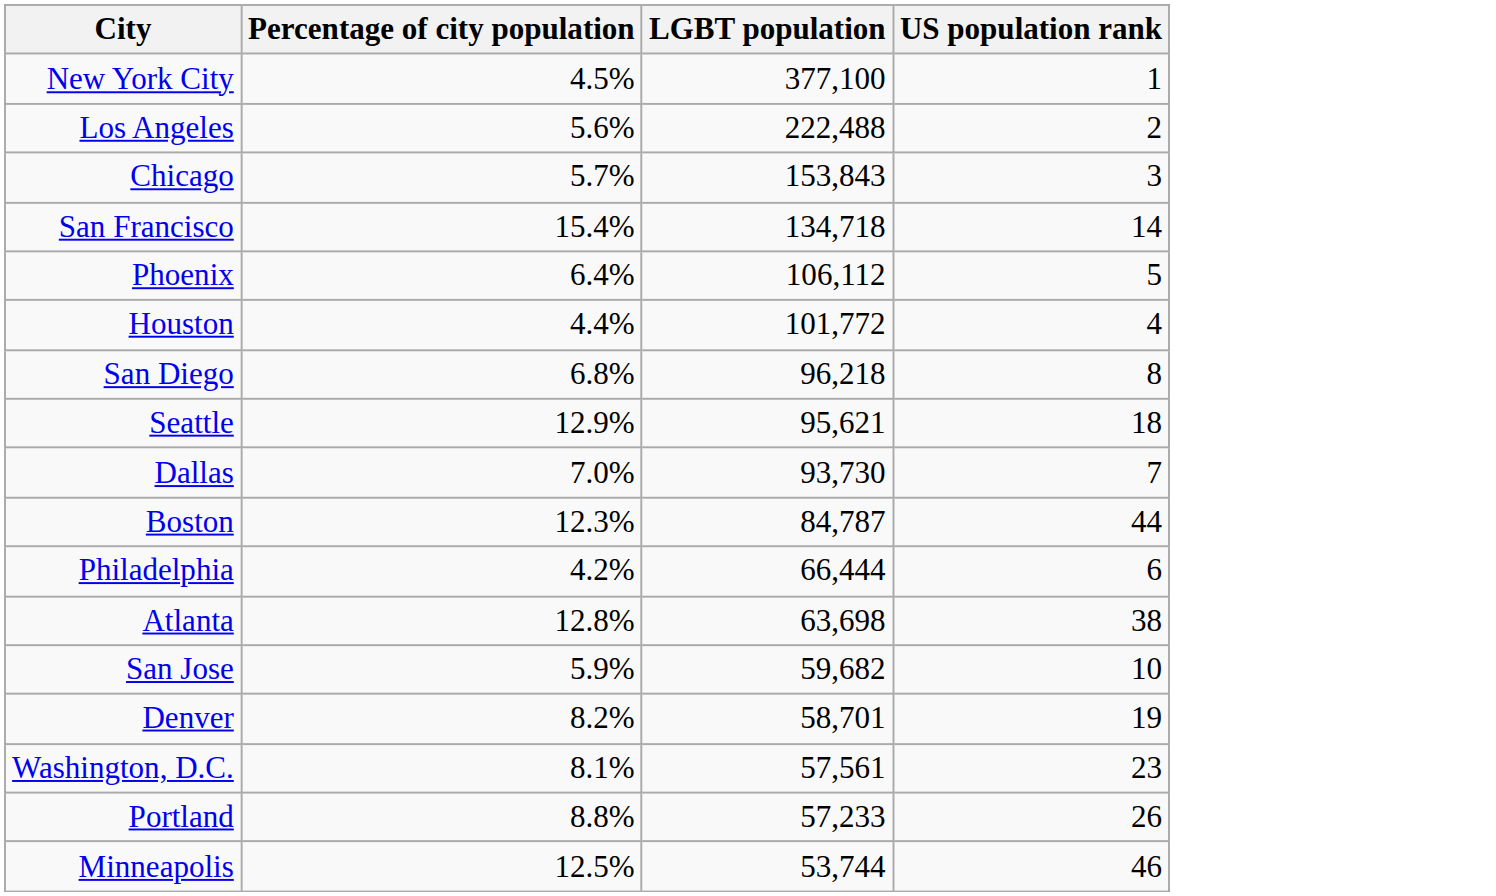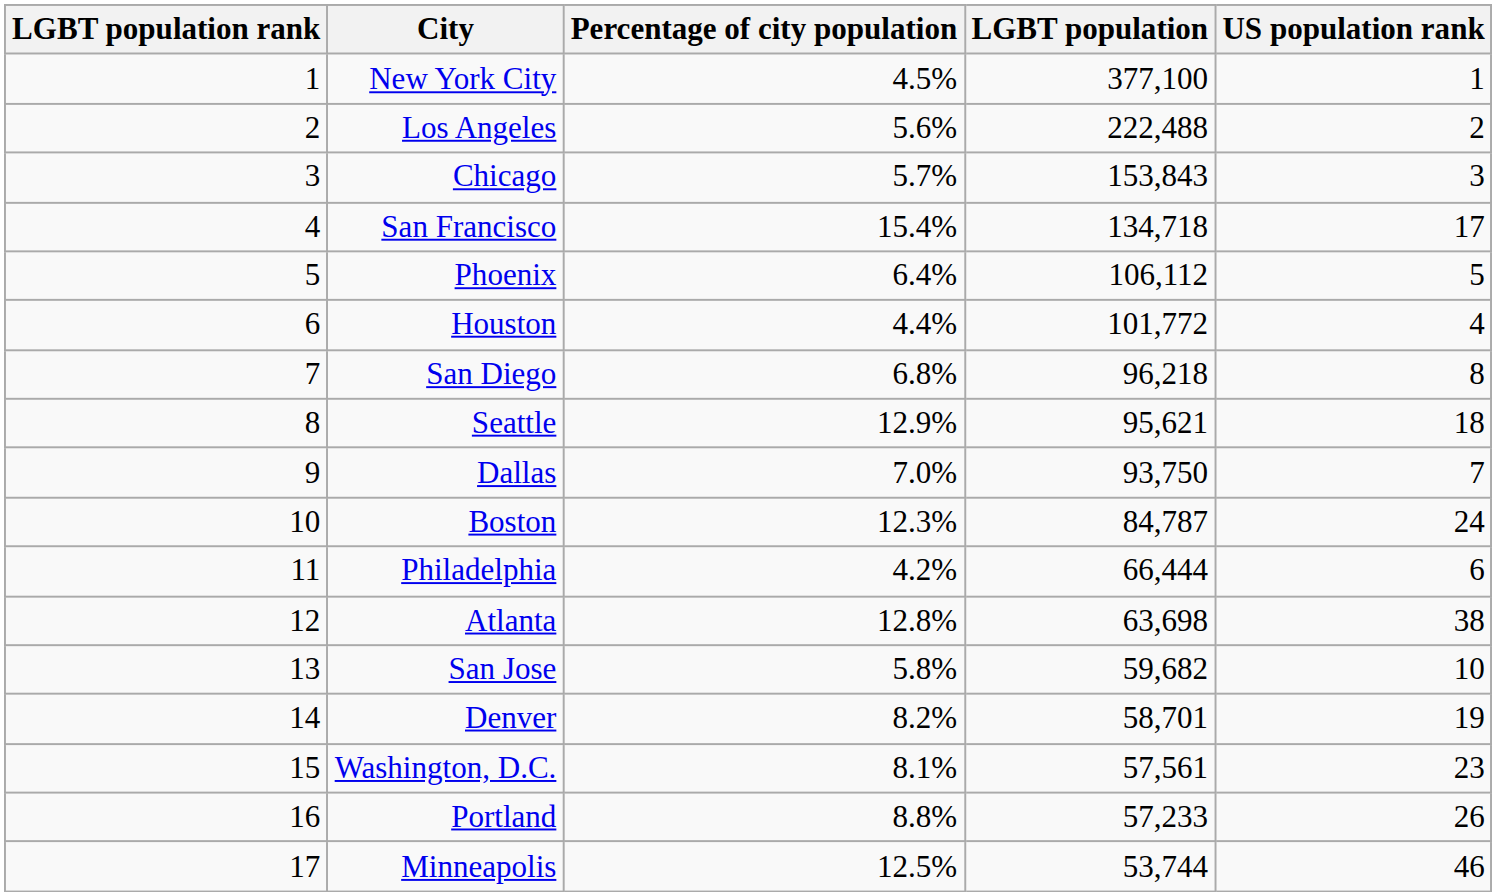+ column: (166, 29)
(1147, 226) 14 -> (1469, 226) 17
(843, 472) 93,730 -> (1165, 472) 93,750
(1147, 521) 44 -> (1469, 521) 24
(602, 669) 5.9% -> (925, 669) 5.8%
